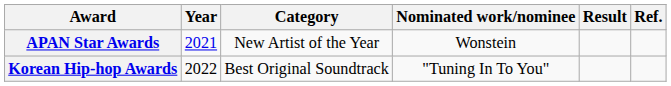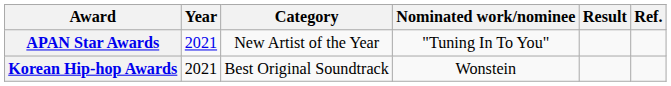(486, 42) Wonstein -> (486, 42) "Tuning In To You"
(201, 68) 2022 -> (201, 68) 2021
(486, 68) "Tuning In To You" -> (486, 68) Wonstein
